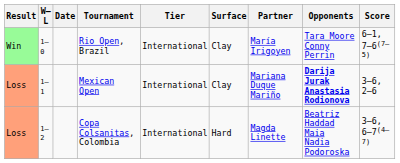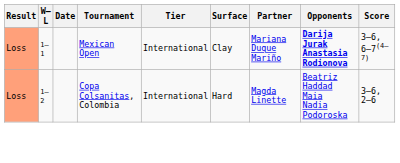- row: (102, 46)
(372, 86) 3–6, 2–6 -> (375, 47) 3–6, 6–7(4–7)
(376, 131) 3–6, 6–7(4–7) -> (371, 96) 3–6, 2–6
